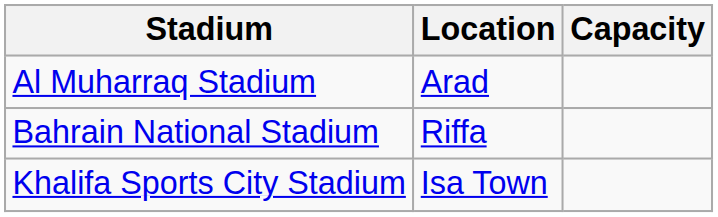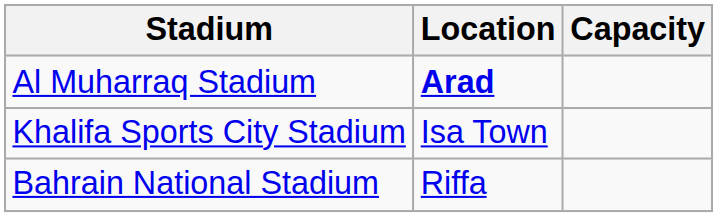(455, 81) normal -> (458, 81) bold
rows swapped: (196, 132) <-> (209, 183)
